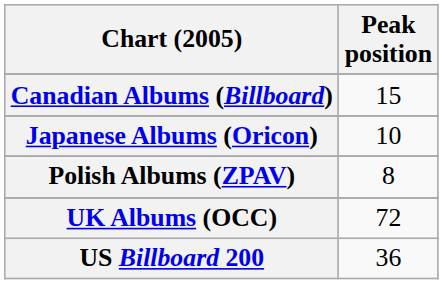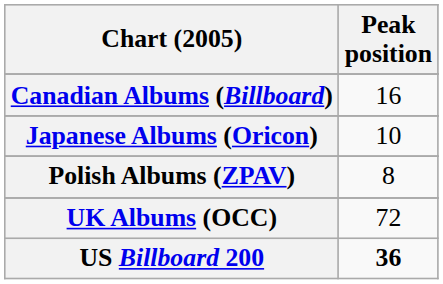(388, 94) 15 -> (388, 94) 16
(388, 258) normal -> (388, 258) bold
